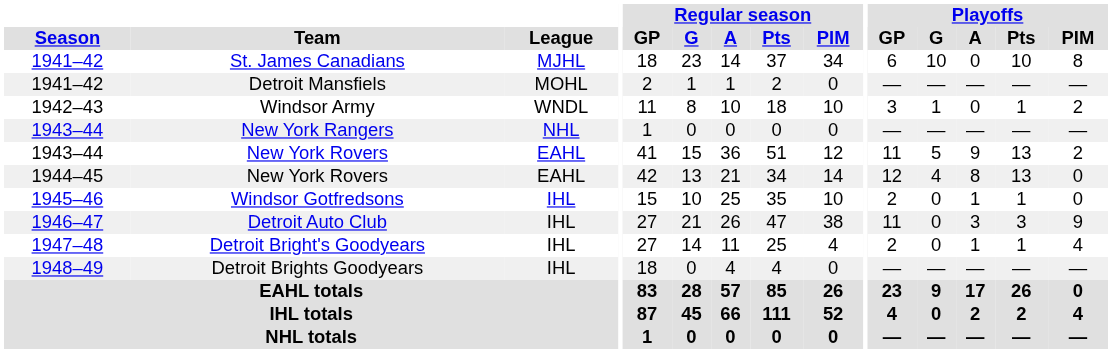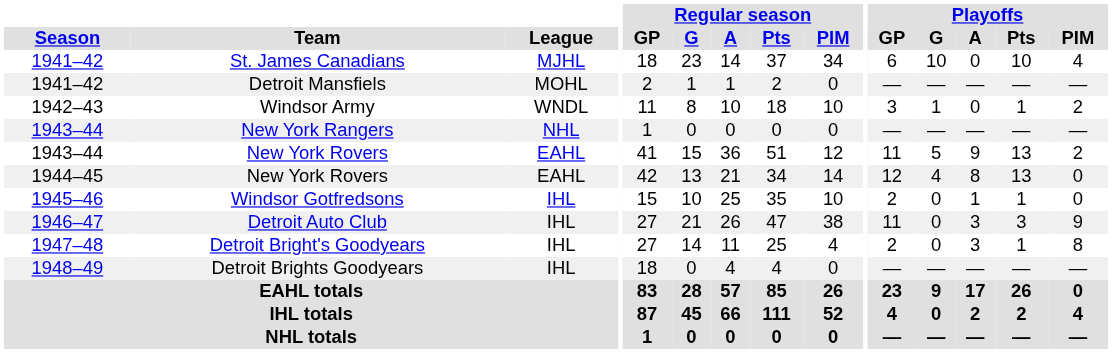(1078, 61) 8 -> (1078, 61) 4
(975, 245) 1 -> (975, 245) 3
(1078, 245) 4 -> (1078, 245) 8
